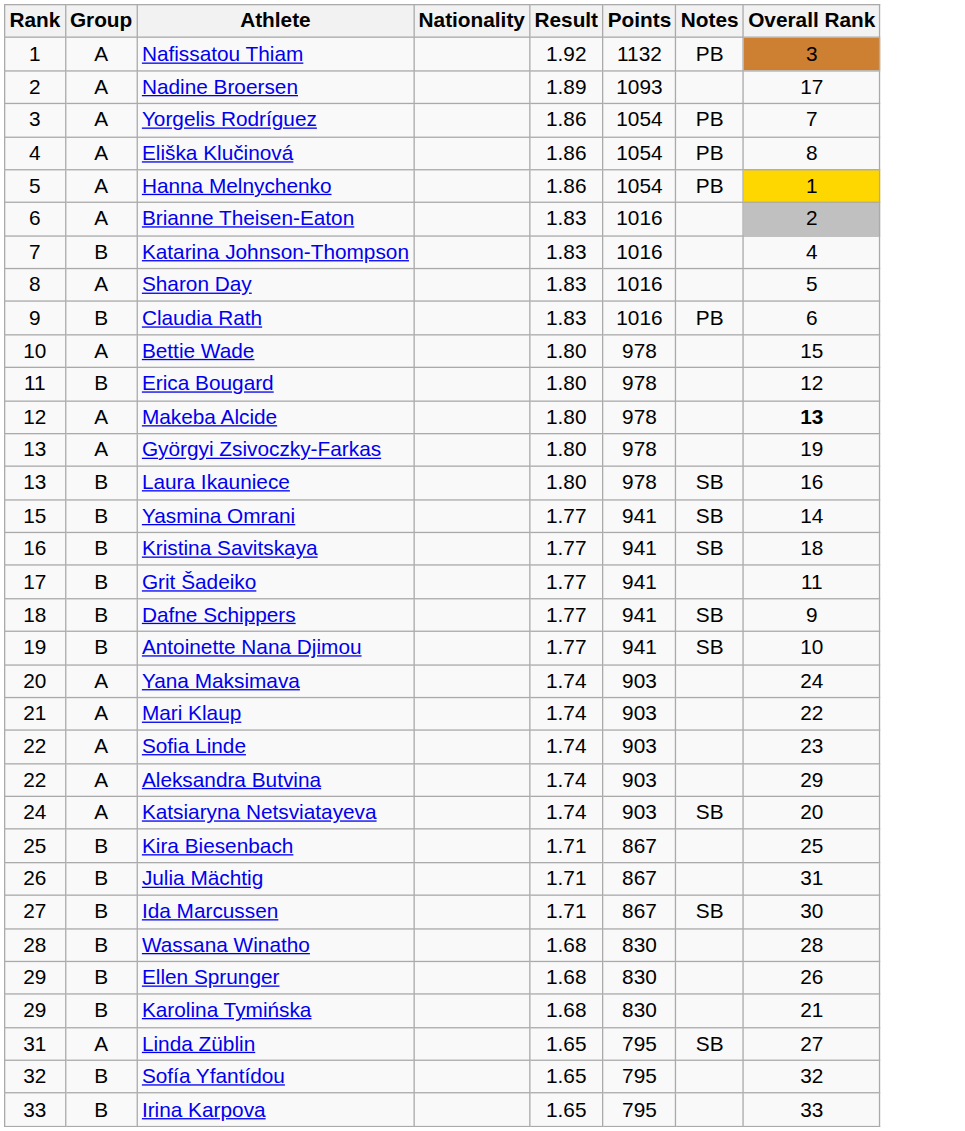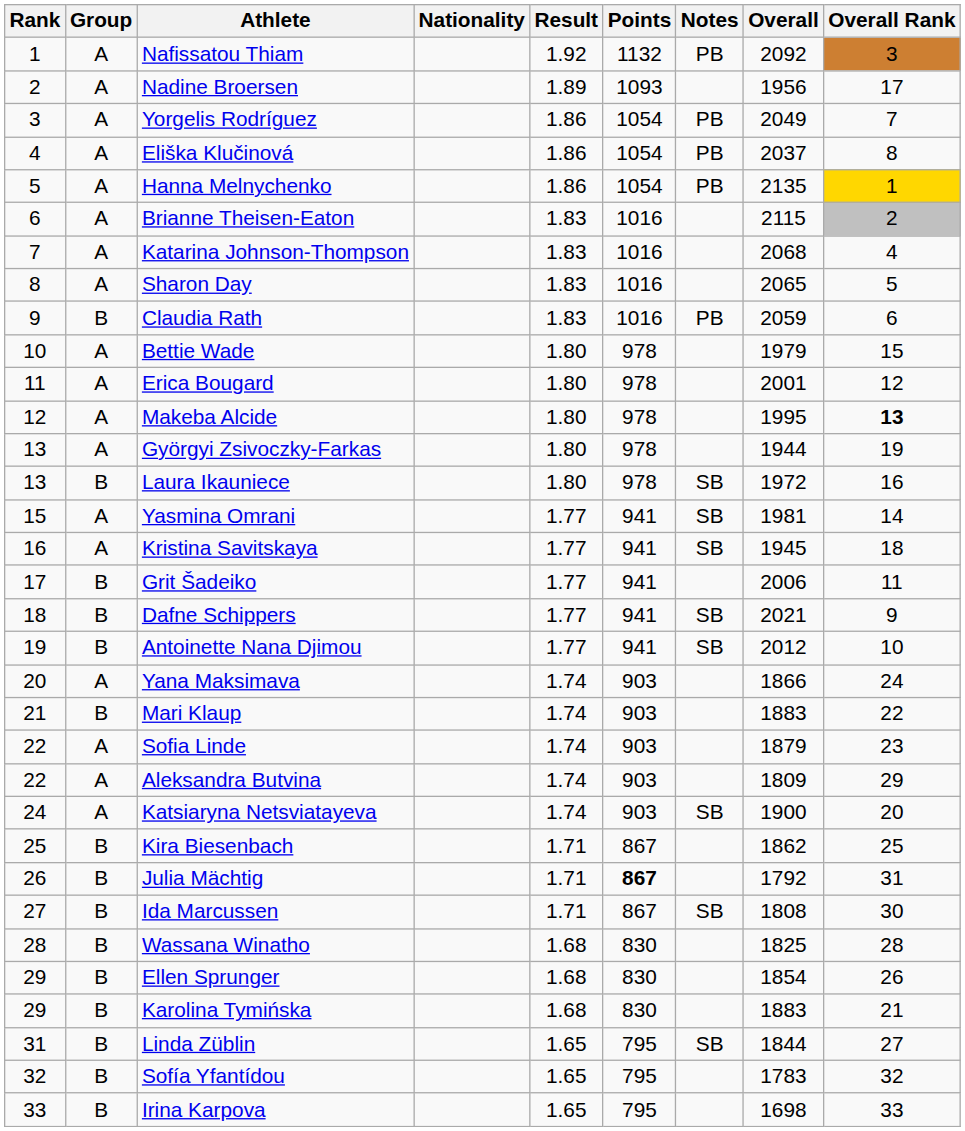+ column: (783, 20)
(101, 251) B -> (101, 251) A
(101, 383) B -> (101, 383) A
(101, 515) B -> (101, 515) A
(101, 548) B -> (101, 548) A
(101, 713) A -> (101, 713) B
(639, 878) normal -> (639, 878) bold
(101, 1043) A -> (101, 1043) B
